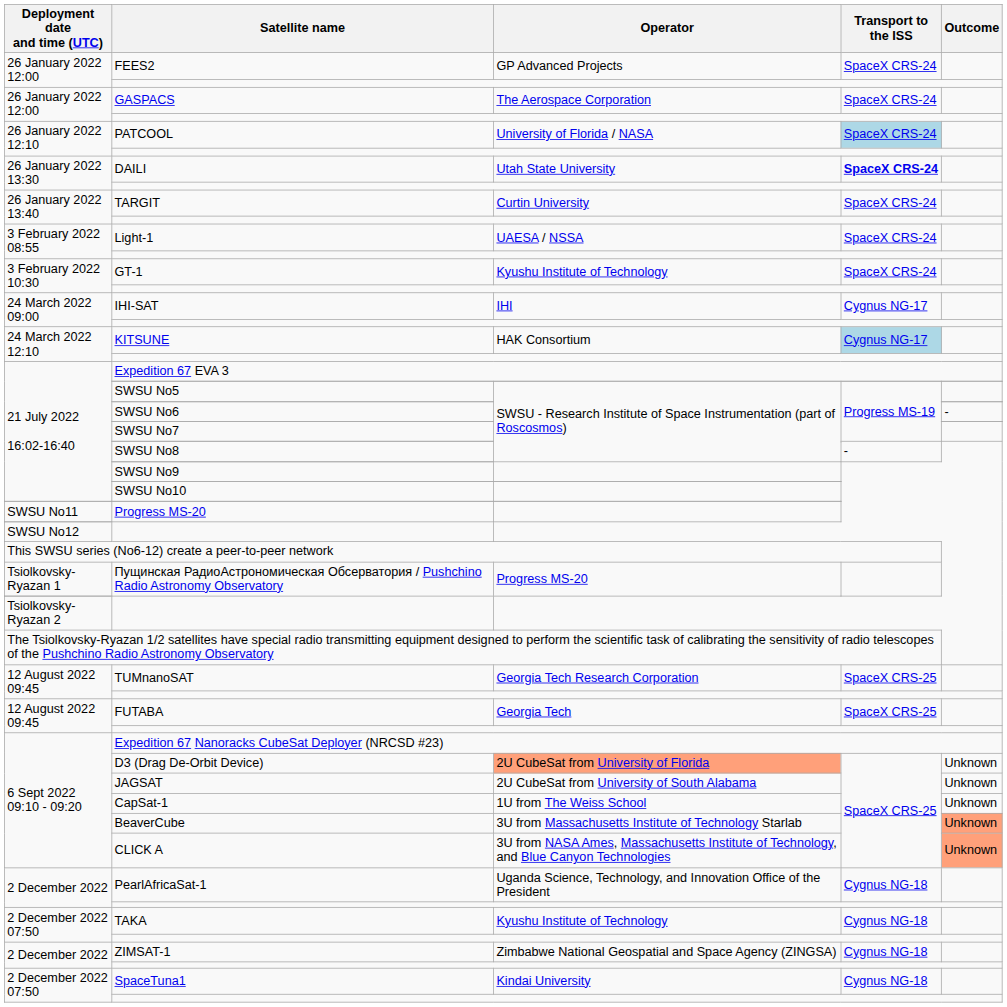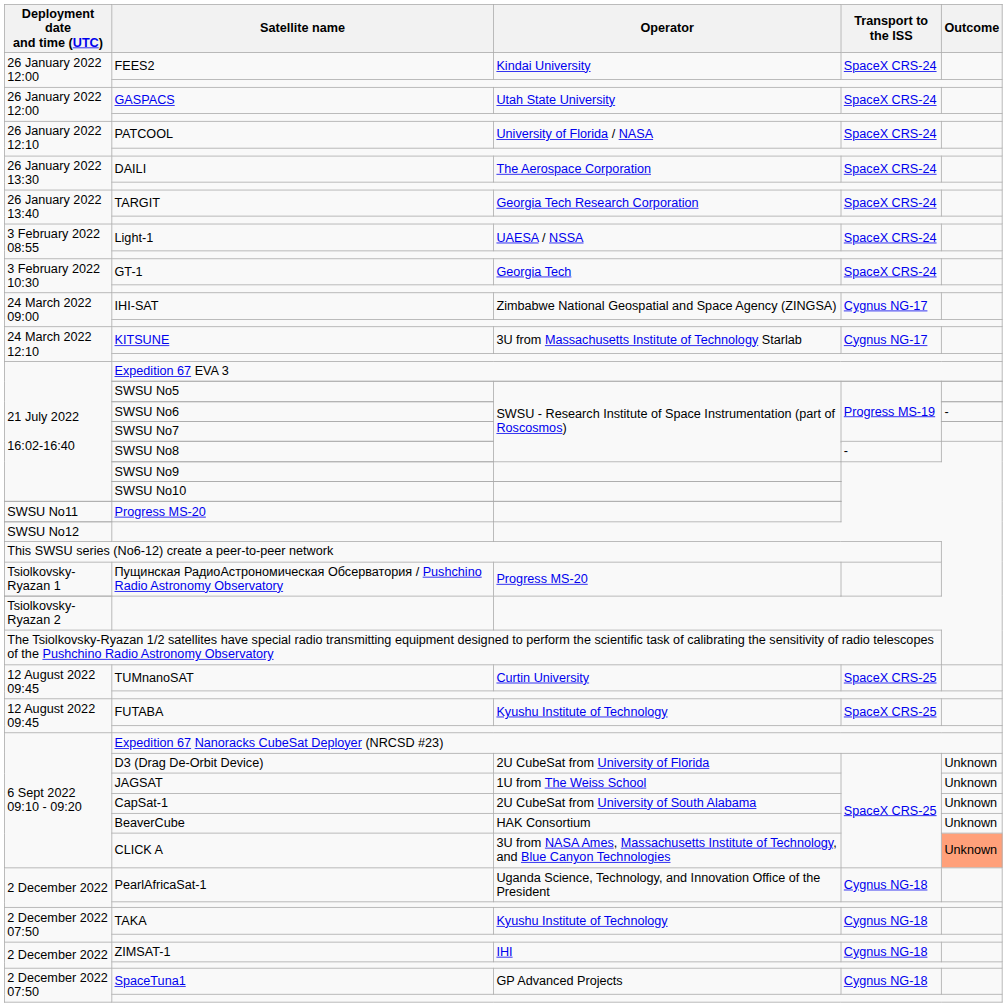(560, 66) GP Advanced Projects -> (543, 66) Kindai University
(574, 100) The Aerospace Corporation -> (556, 100) Utah State University
(890, 134) lightblue background -> (890, 134) no background
(556, 169) Utah State University -> (574, 169) The Aerospace Corporation
(891, 169) bold -> (890, 169) normal
(543, 203) Curtin University -> (597, 203) Georgia Tech Research Corporation
(582, 271) Kyushu Institute of Technology -> (534, 271) Georgia Tech
(505, 306) IHI -> (666, 306) Zimbabwe National Geospatial and Space Agency (ZINGSA)
(543, 340) HAK Consortium -> (649, 340) 3U from Massachusetts Institute of Technology Starlab
(886, 340) lightblue background -> (886, 340) no background
(597, 677) Georgia Tech Research Corporation -> (543, 677) Curtin University
(534, 712) Georgia Tech -> (582, 712) Kyushu Institute of Technology
(603, 763) lightsalmon background -> (603, 763) no background
(626, 783) 2U CubeSat from University of South Alabama -> (571, 783) 1U from The Weiss School
(571, 803) 1U from The Weiss School -> (626, 803) 2U CubeSat from University of South Alabama
(649, 823) 3U from Massachusetts Institute of Technology Starlab -> (543, 823) HAK Consortium
(971, 823) lightsalmon background -> (971, 823) no background
(666, 952) Zimbabwe National Geospatial and Space Agency (ZINGSA) -> (505, 952) IHI
(543, 981) Kindai University -> (560, 981) GP Advanced Projects
